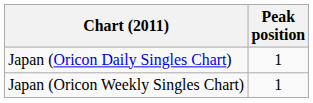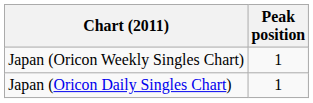rows swapped: (120, 60) <-> (126, 85)
